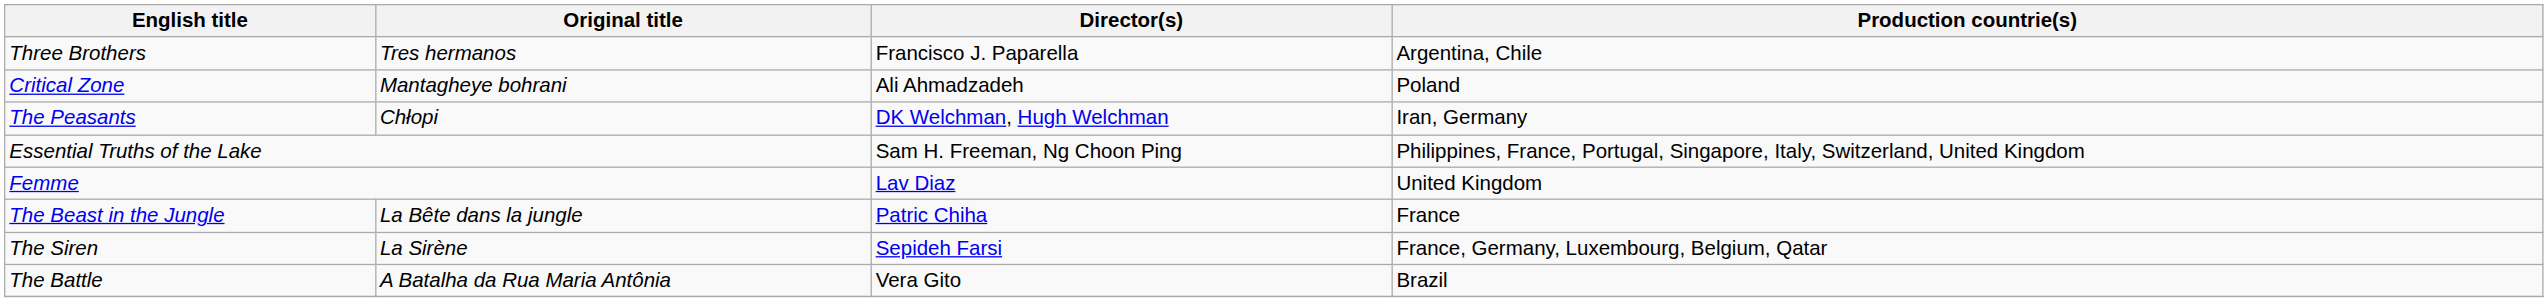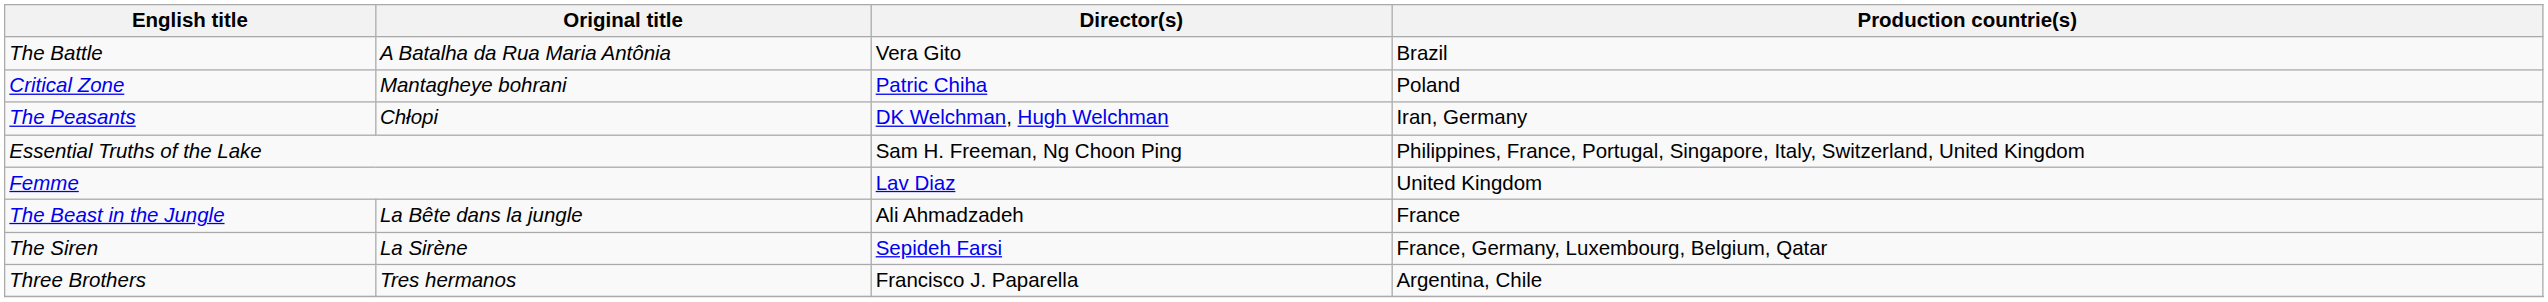rows swapped: (56, 280) <-> (78, 53)
(950, 85) Ali Ahmadzadeh -> (931, 85) Patric Chiha
(931, 215) Patric Chiha -> (950, 215) Ali Ahmadzadeh
